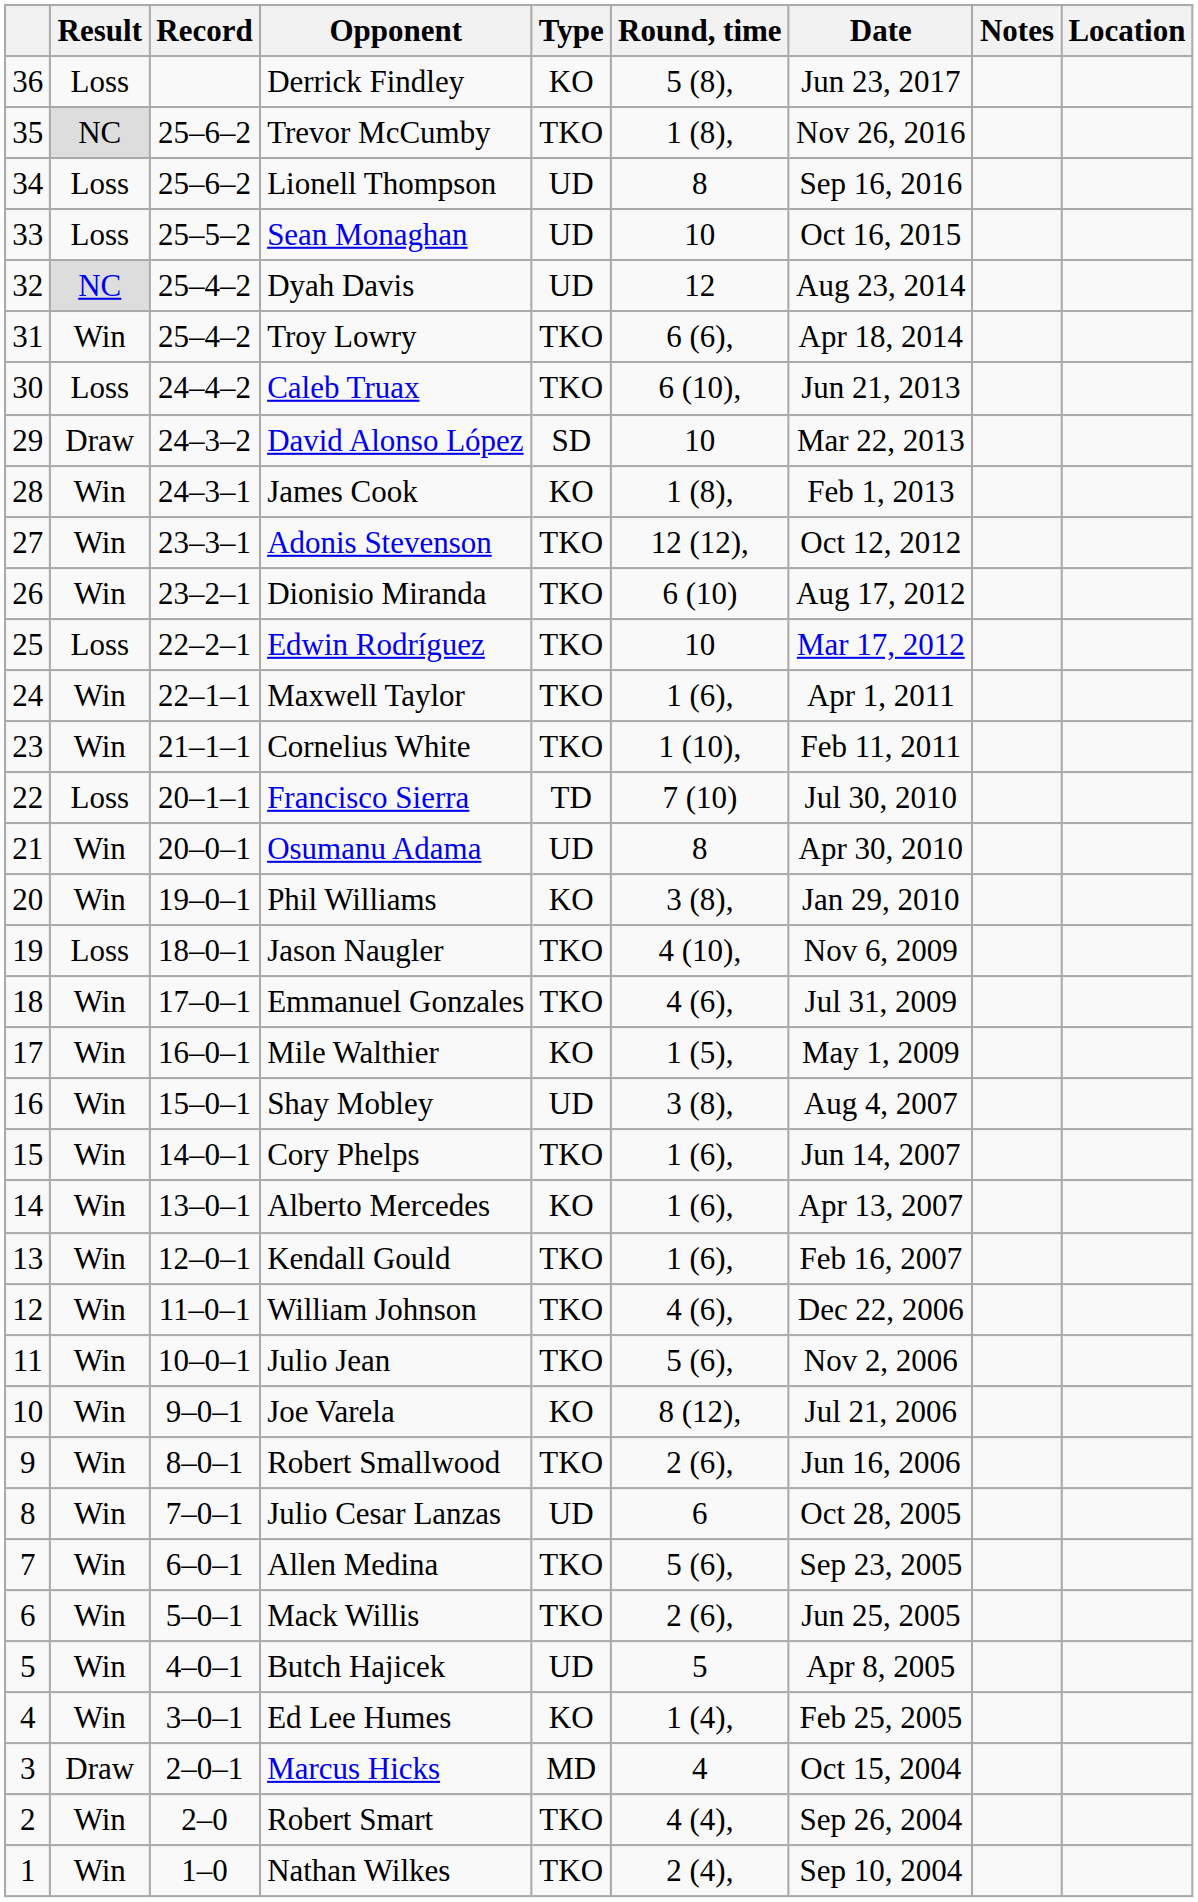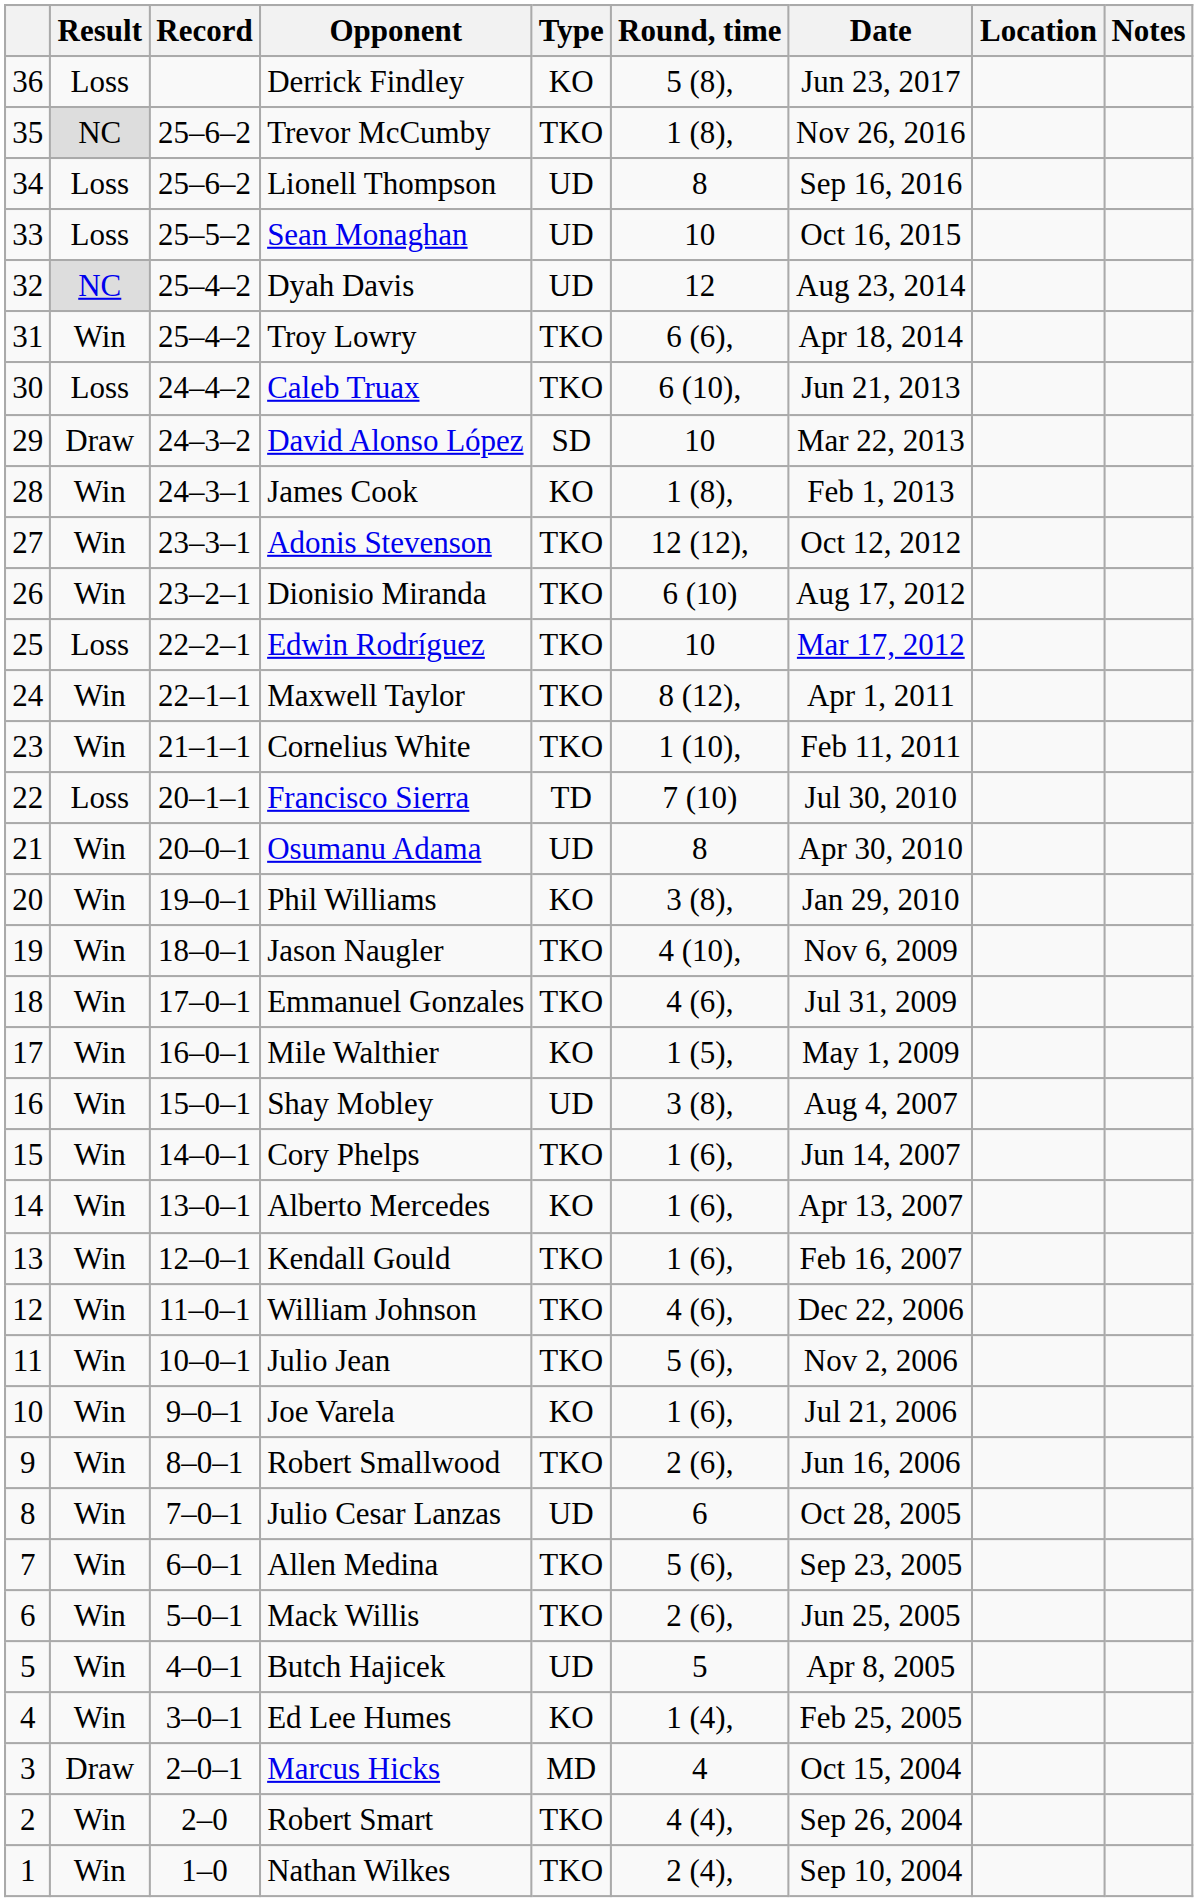columns swapped: (1127, 30) <-> (1017, 30)
(700, 694) 1 (6), -> (700, 694) 8 (12),
(100, 950) Loss -> (100, 950) Win
(700, 1410) 8 (12), -> (700, 1410) 1 (6),
